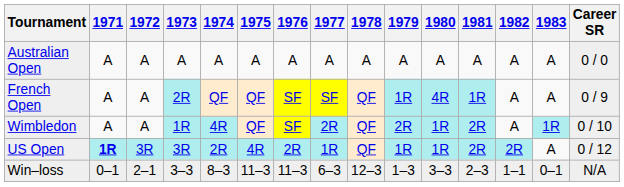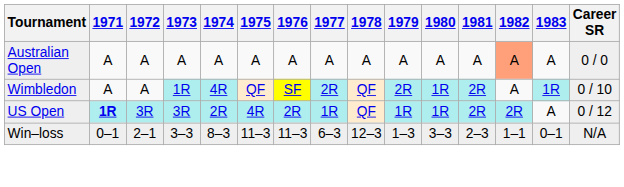(514, 60) no background -> (514, 60) lightsalmon background
- row: (29, 97)
